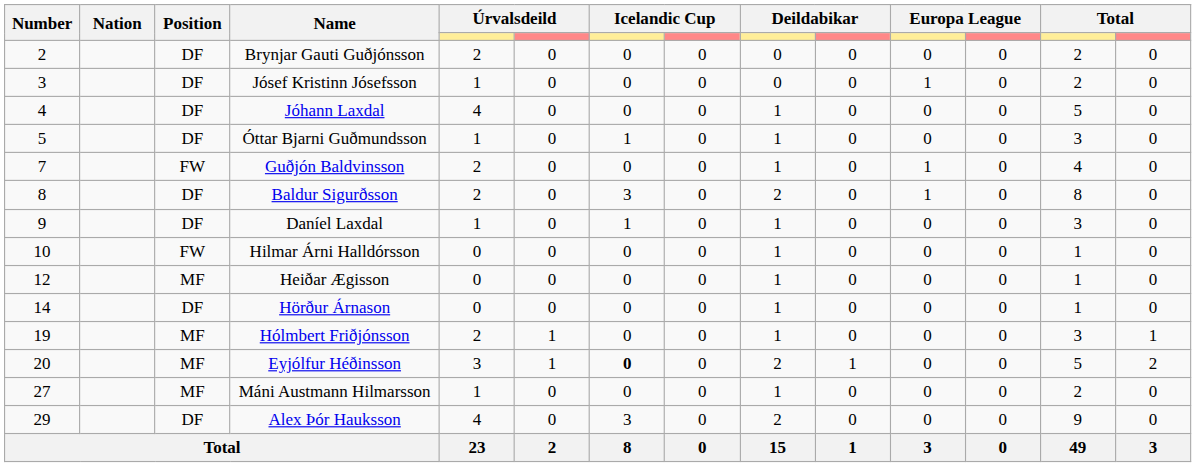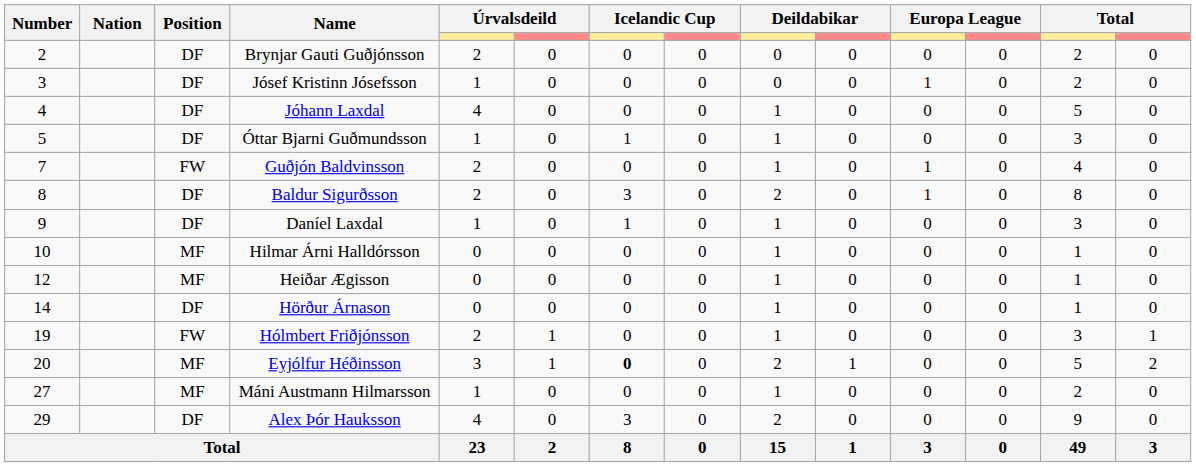(192, 251) FW -> (192, 251) MF
(192, 335) MF -> (192, 335) FW
